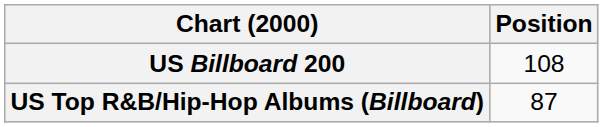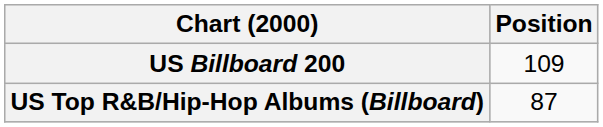(544, 63) 108 -> (544, 63) 109
